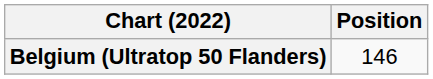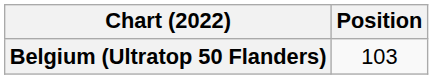(379, 56) 146 -> (379, 56) 103
